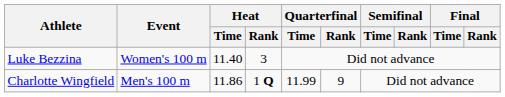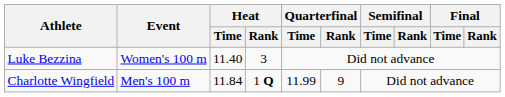(228, 81) 11.86 -> (228, 81) 11.84
